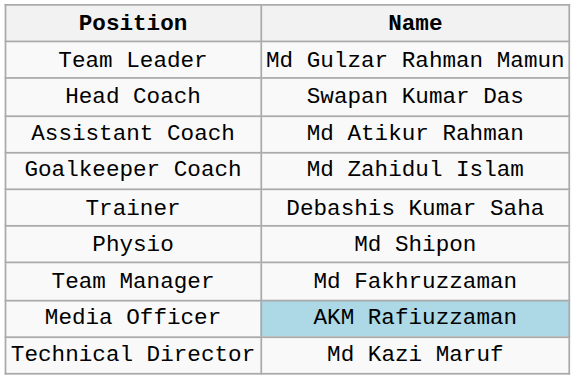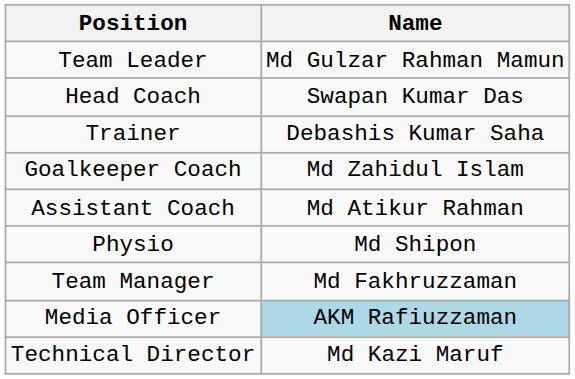rows swapped: (133, 134) <-> (133, 208)
